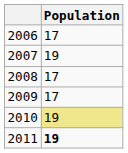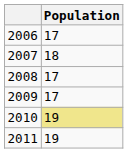(51, 56) 19 -> (51, 56) 18
(51, 138) bold -> (51, 138) normal
